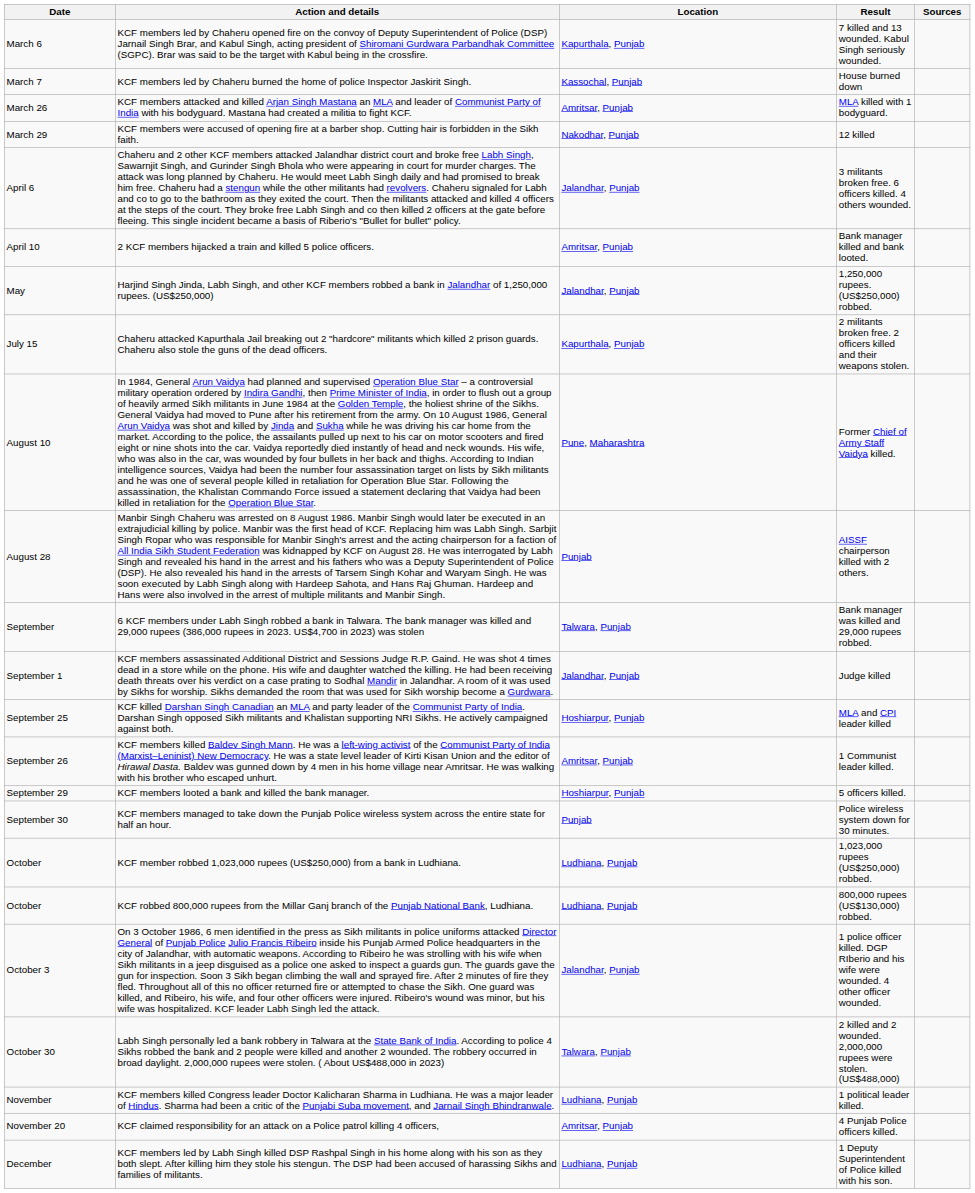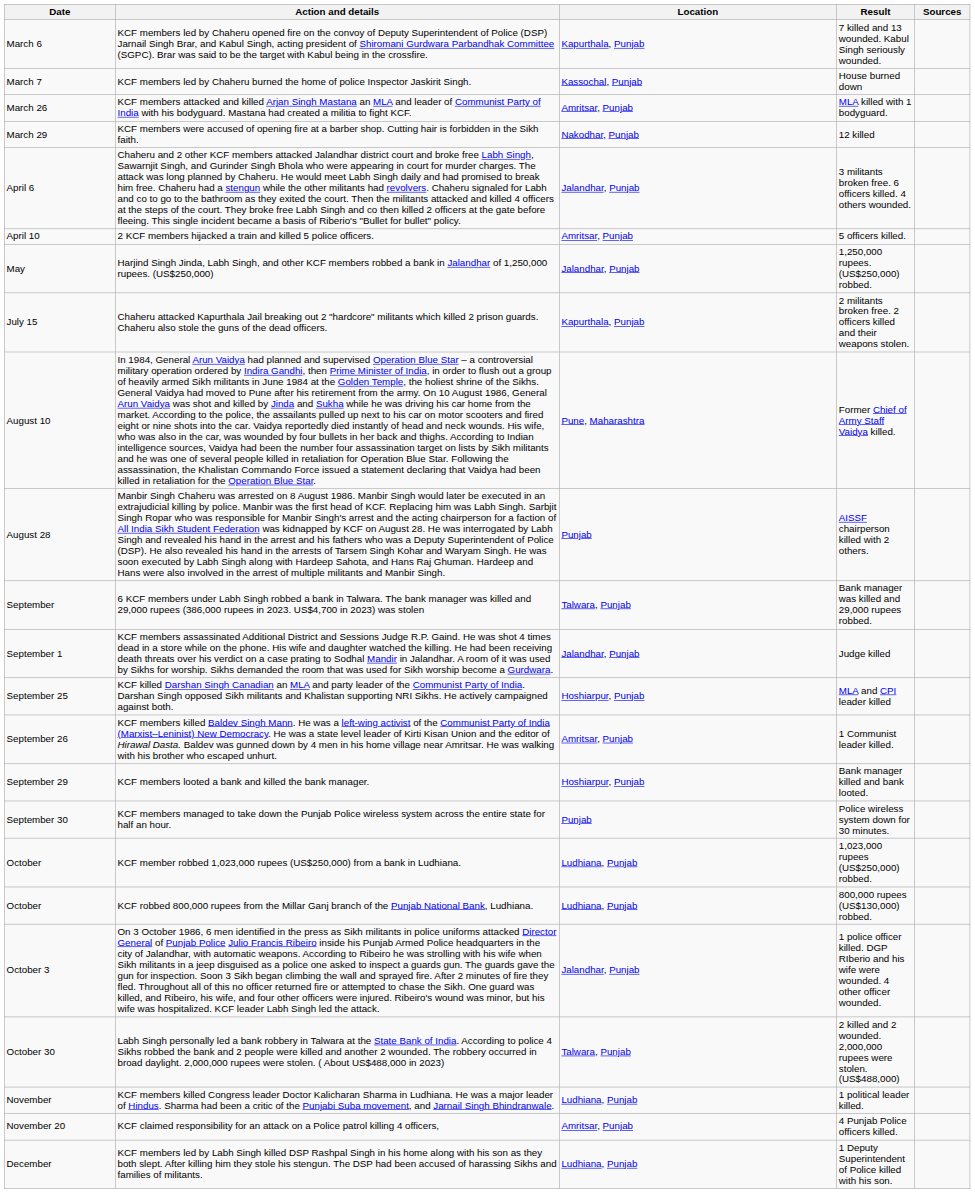(871, 247) Bank manager killed and bank looted. -> (872, 236) 5 officers killed.
(872, 793) 5 officers killed. -> (871, 782) Bank manager killed and bank looted.
